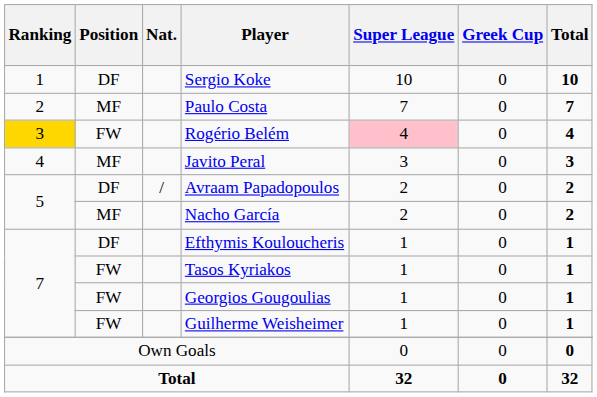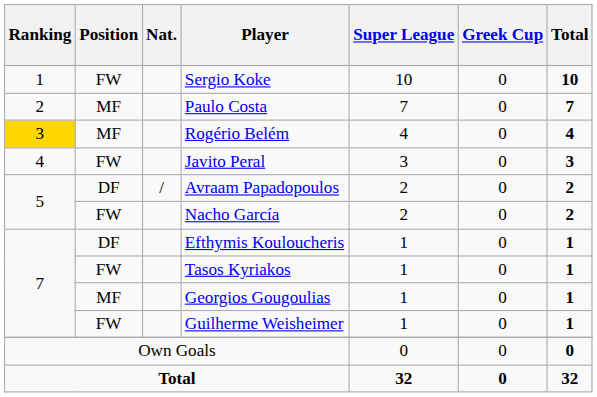(109, 79) DF -> (109, 79) FW
(109, 133) FW -> (109, 133) MF
(404, 133) pink background -> (404, 133) no background
(109, 160) MF -> (109, 160) FW
(109, 215) MF -> (109, 215) FW
(109, 296) FW -> (109, 296) MF
